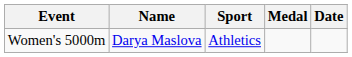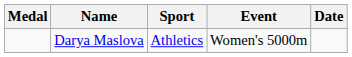columns swapped: (288, 16) <-> (57, 16)
